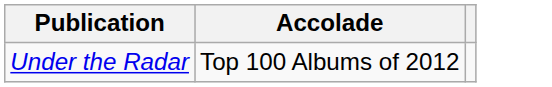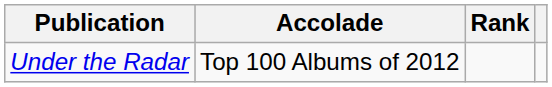+ column: (500, 23)
